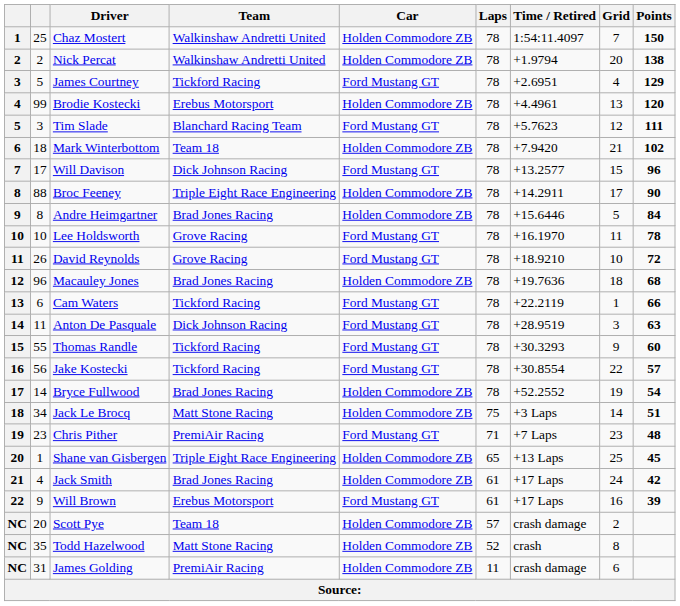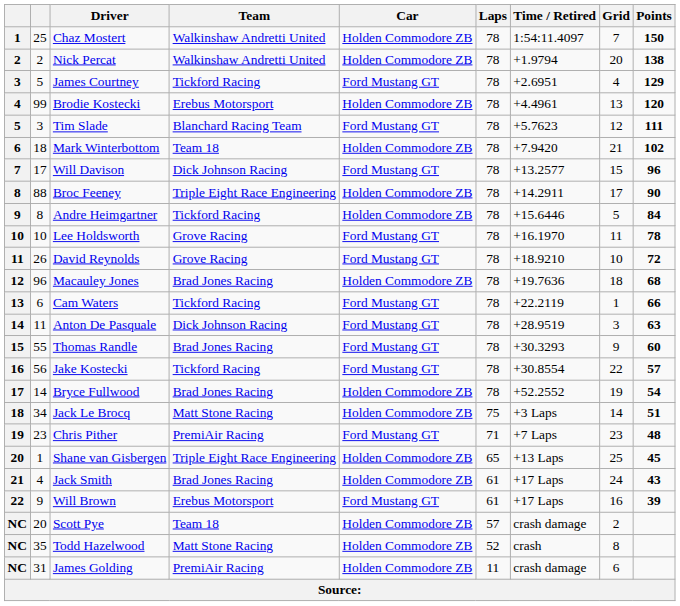(223, 214) Brad Jones Racing -> (216, 214) Tickford Racing
(216, 347) Tickford Racing -> (223, 347) Brad Jones Racing
(654, 479) 42 -> (654, 479) 43
